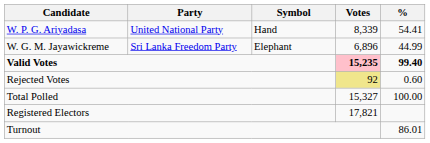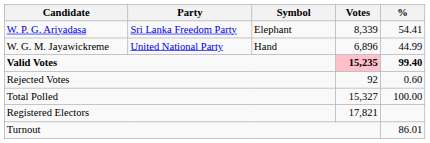(177, 29) United National Party -> (184, 29) Sri Lanka Freedom Party
(266, 29) Hand -> (273, 29) Elephant
(184, 46) Sri Lanka Freedom Party -> (177, 46) United National Party
(273, 46) Elephant -> (266, 46) Hand
(372, 79) khaki background -> (372, 79) no background
